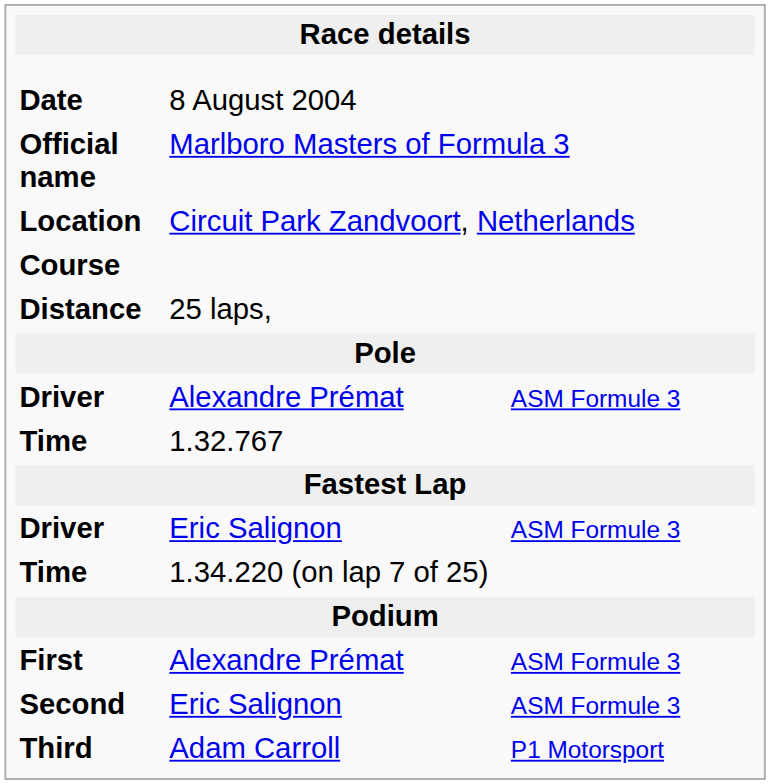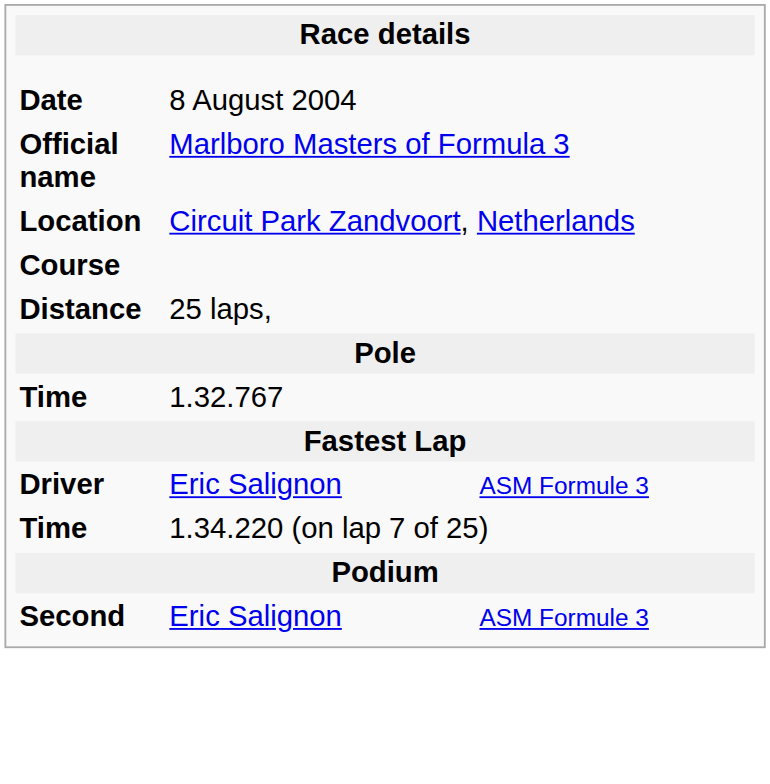- row: (62, 397)
- row: (51, 660)
- row: (56, 748)
